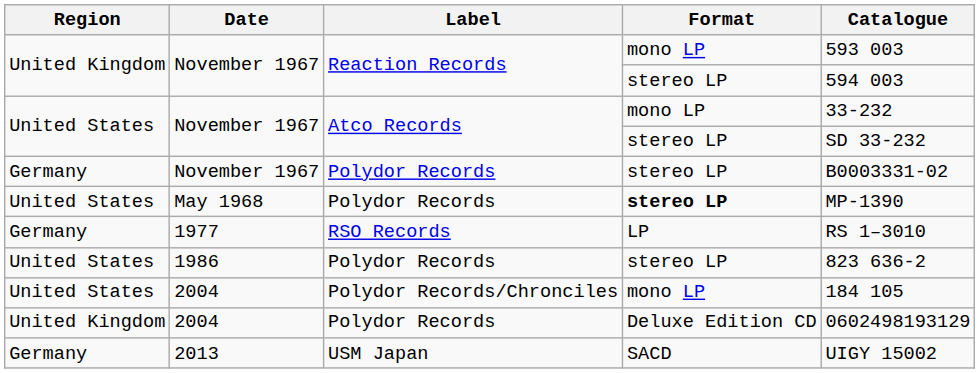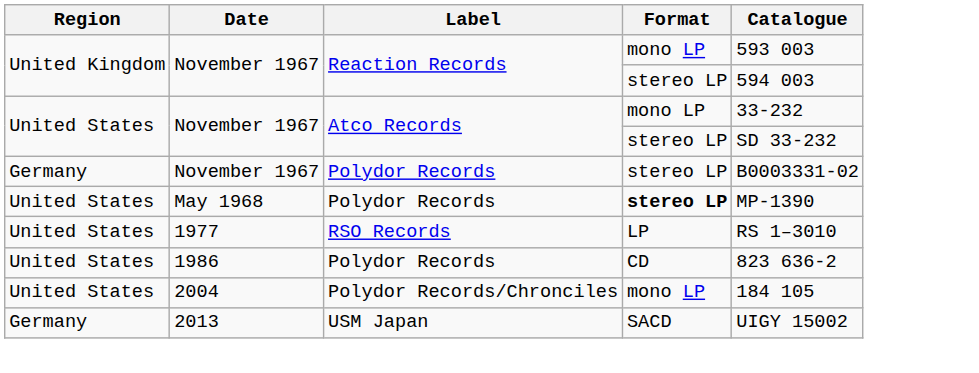(48, 232) Germany -> (82, 232) United States
(677, 262) stereo LP -> (638, 262) CD
- row: (196, 323)
